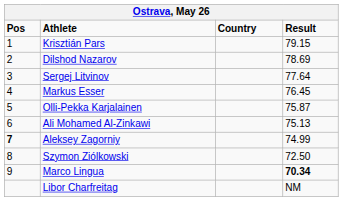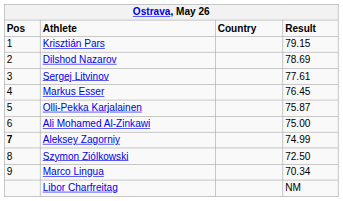(298, 76) 77.64 -> (298, 76) 77.61
(298, 124) 75.13 -> (298, 124) 75.00
(298, 172) bold -> (298, 172) normal
